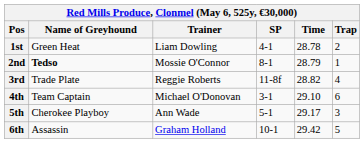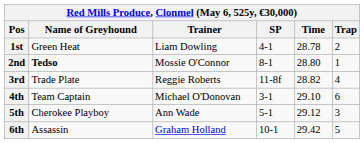(309, 63) 28.79 -> (309, 63) 28.80
(309, 113) 29.17 -> (309, 113) 29.12
